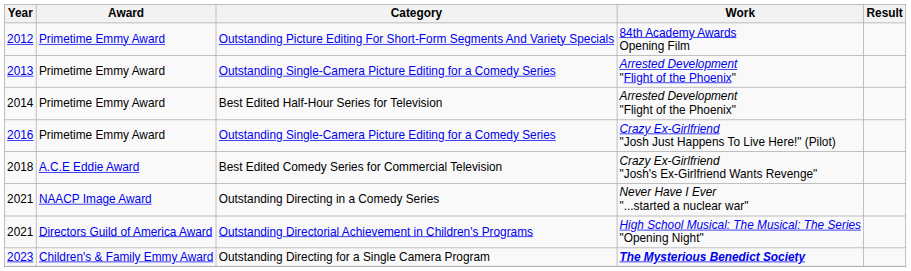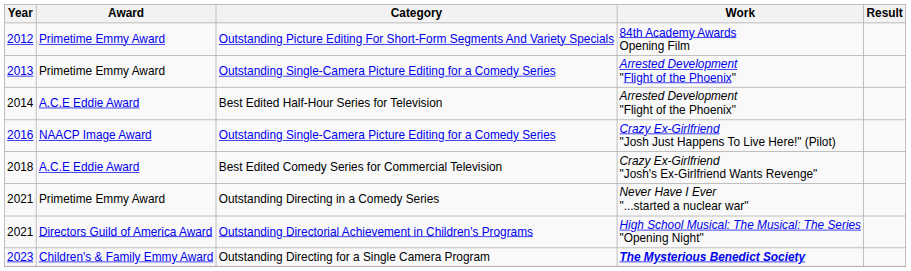(102, 103) Primetime Emmy Award -> (89, 103) A.C.E Eddie Award
(102, 135) Primetime Emmy Award -> (95, 135) NAACP Image Award
(95, 199) NAACP Image Award -> (102, 199) Primetime Emmy Award
